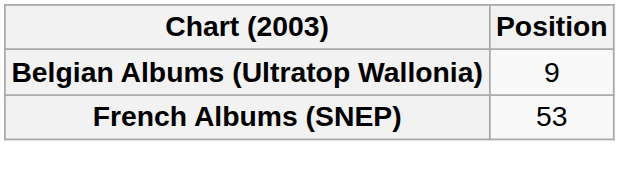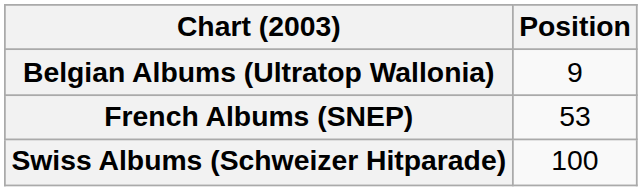+ row: (259, 161)
